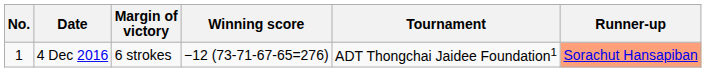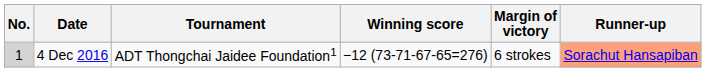columns swapped: (446, 24) <-> (146, 24)
(19, 55) no background -> (19, 55) lightgrey background
